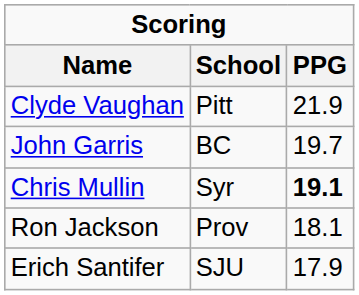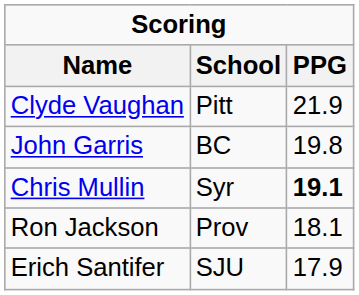(318, 146) 19.7 -> (318, 146) 19.8
